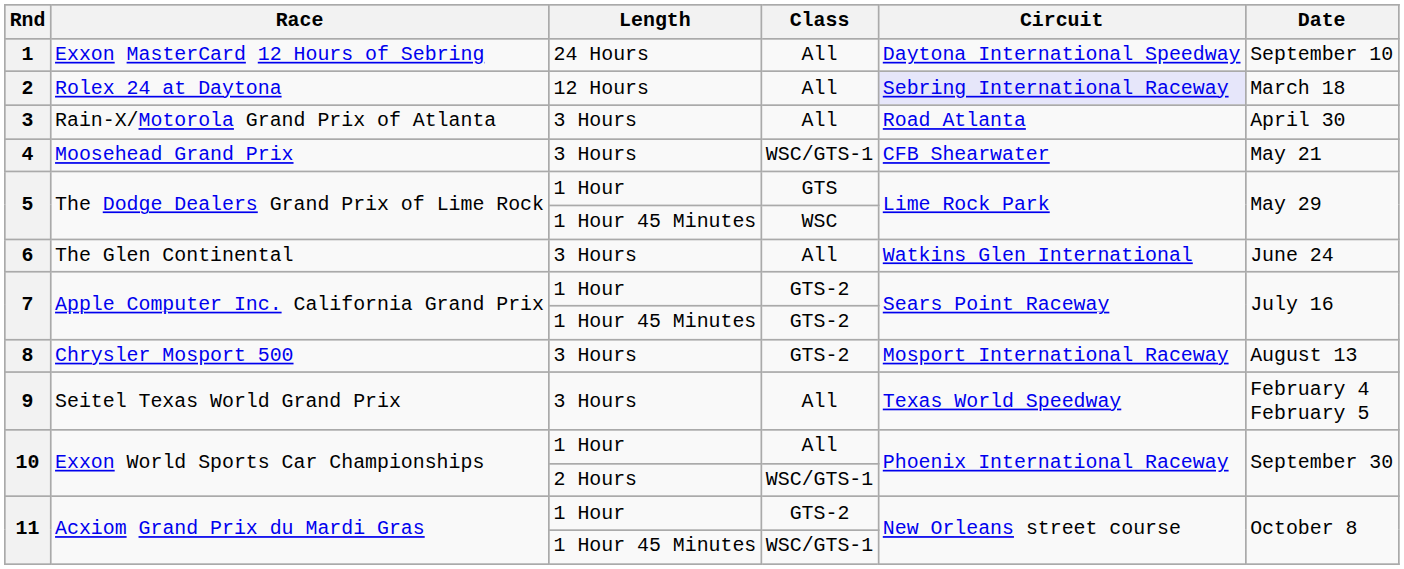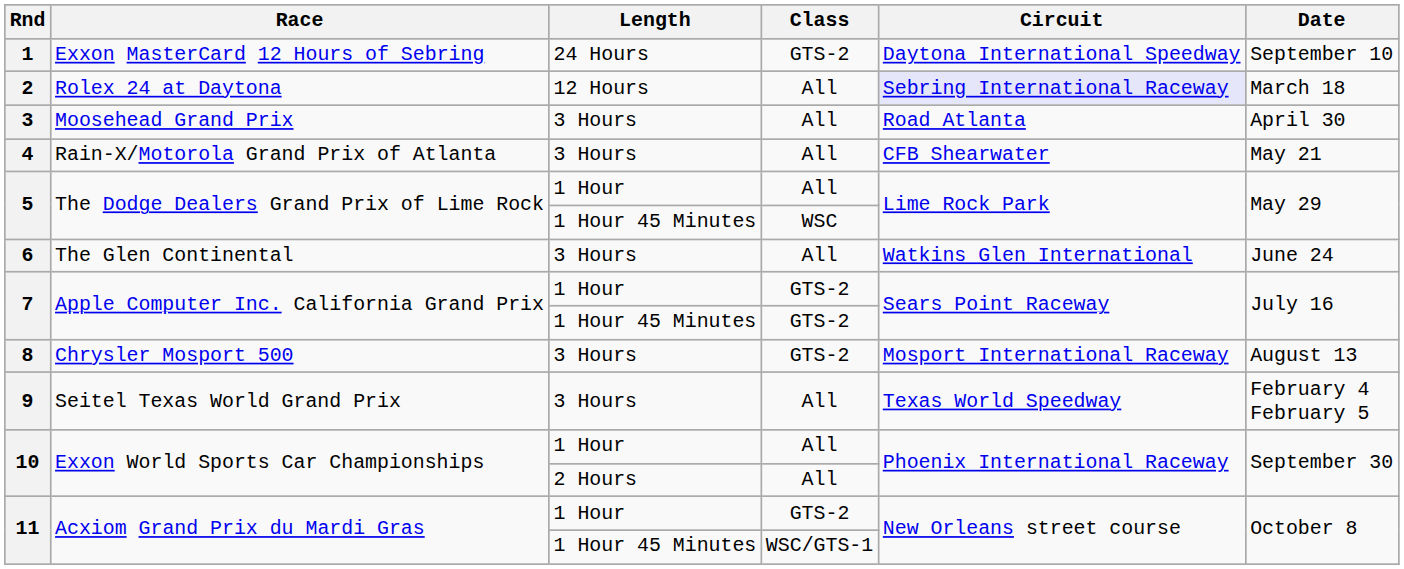(820, 55) All -> (820, 55) GTS-2
(276, 121) Rain-X/Motorola Grand Prix of Atlanta -> (174, 121) Moosehead Grand Prix
(174, 155) Moosehead Grand Prix -> (276, 155) Rain-X/Motorola Grand Prix of Atlanta
(820, 155) WSC/GTS-1 -> (820, 155) All
(820, 188) GTS -> (820, 188) All
(820, 479) WSC/GTS-1 -> (820, 479) All
